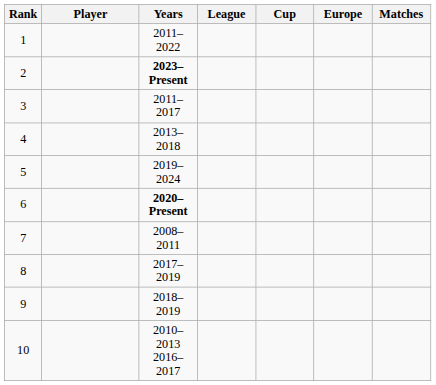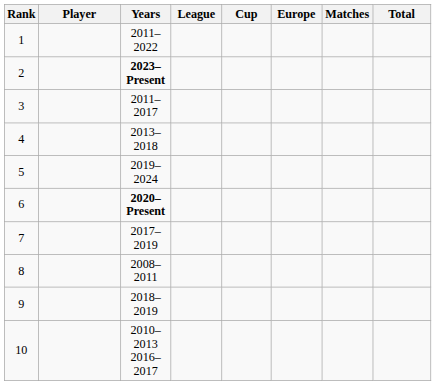+ column: (402, 14)
(168, 238) 2008–2011 -> (146, 238) 2017–2019
(168, 271) 2017–2019 -> (146, 271) 2008–2011
